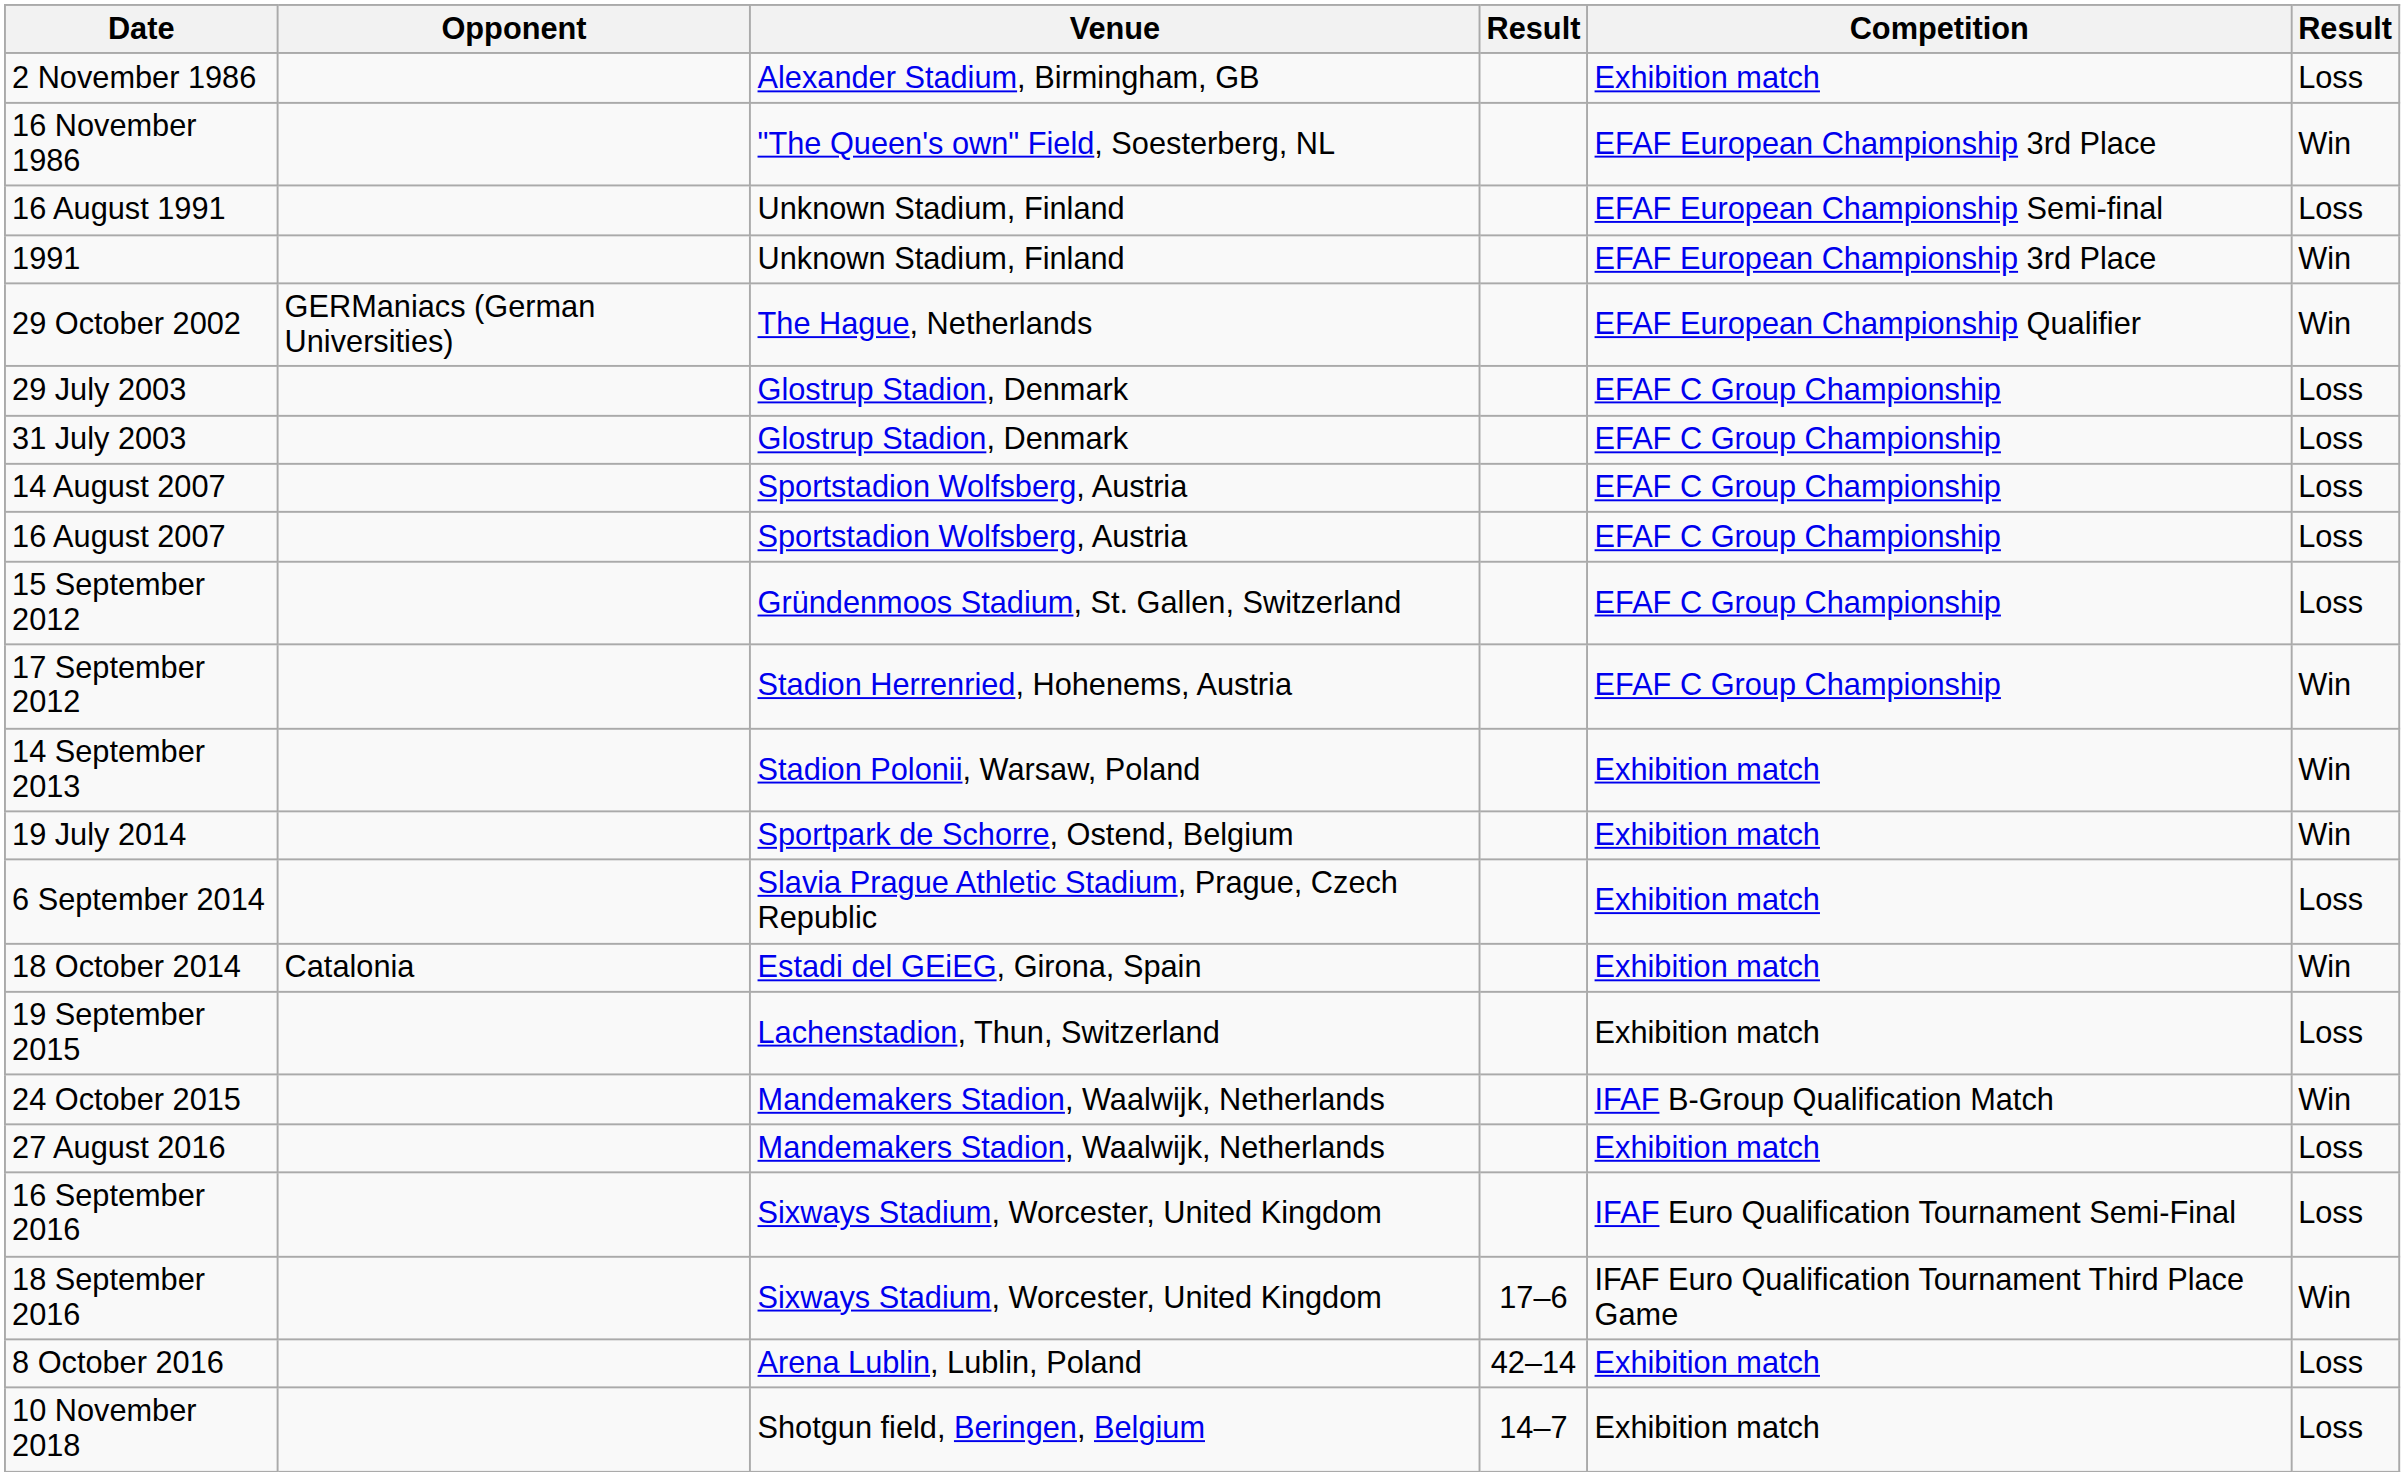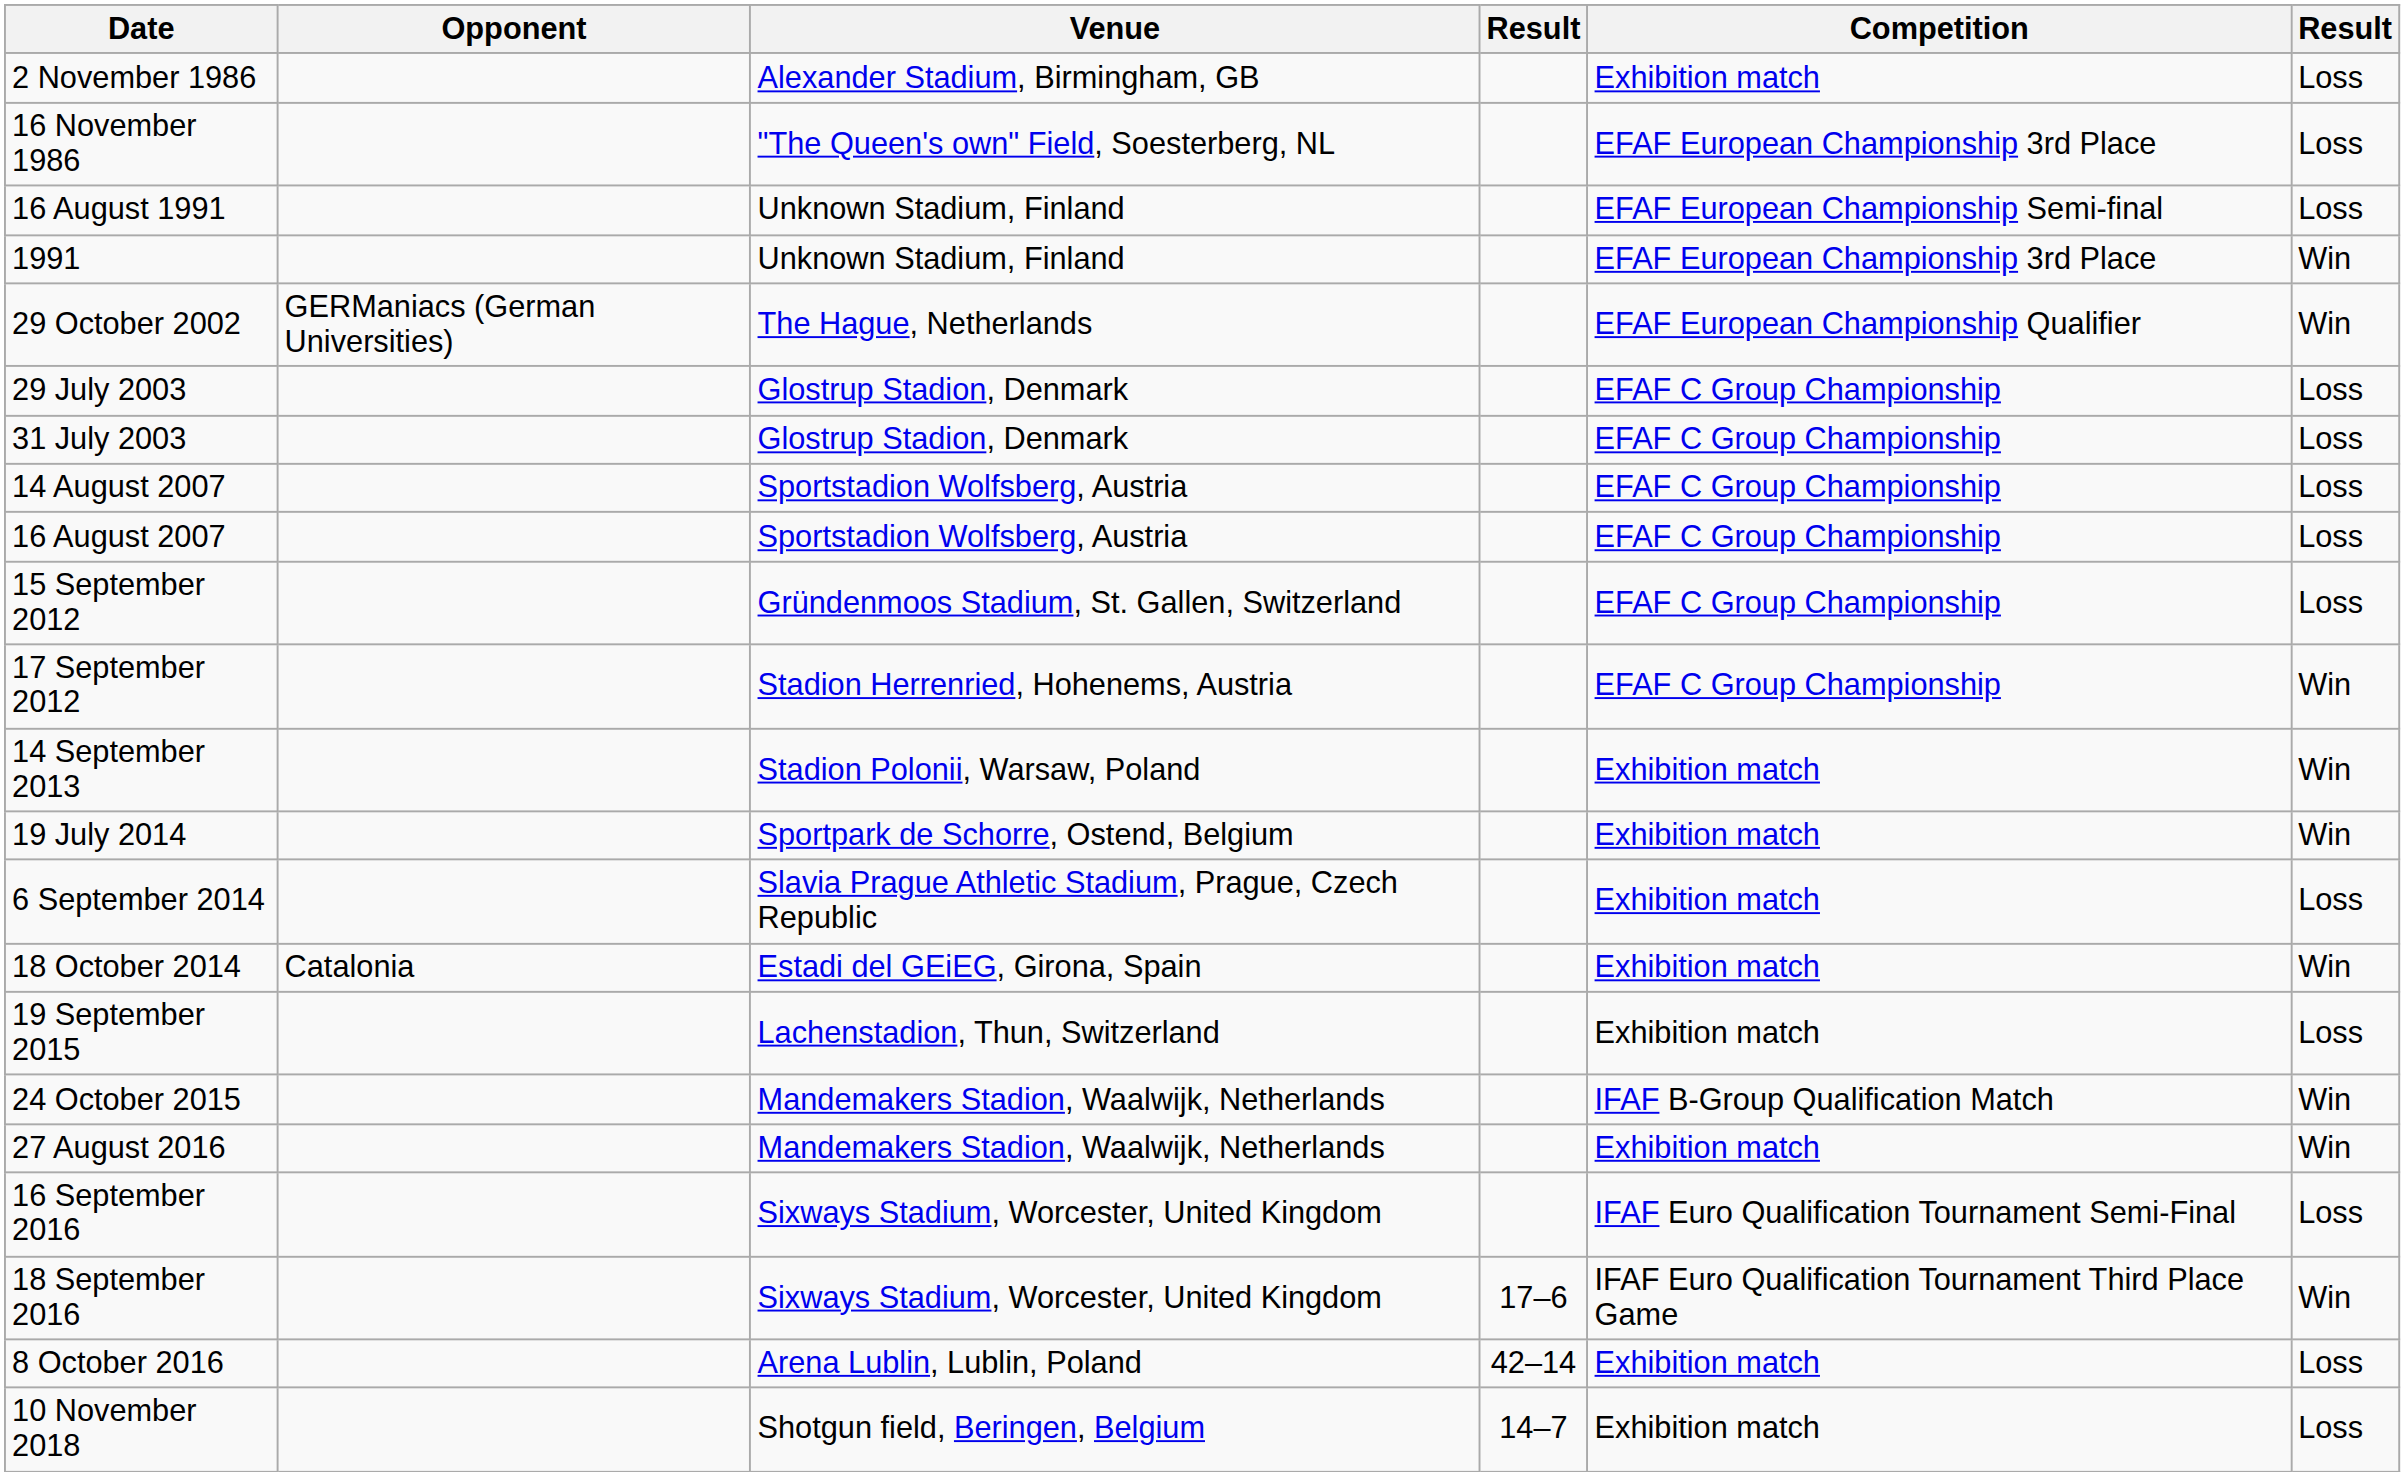(2325, 143) Win -> (2331, 143) Loss
(2331, 1147) Loss -> (2325, 1147) Win
